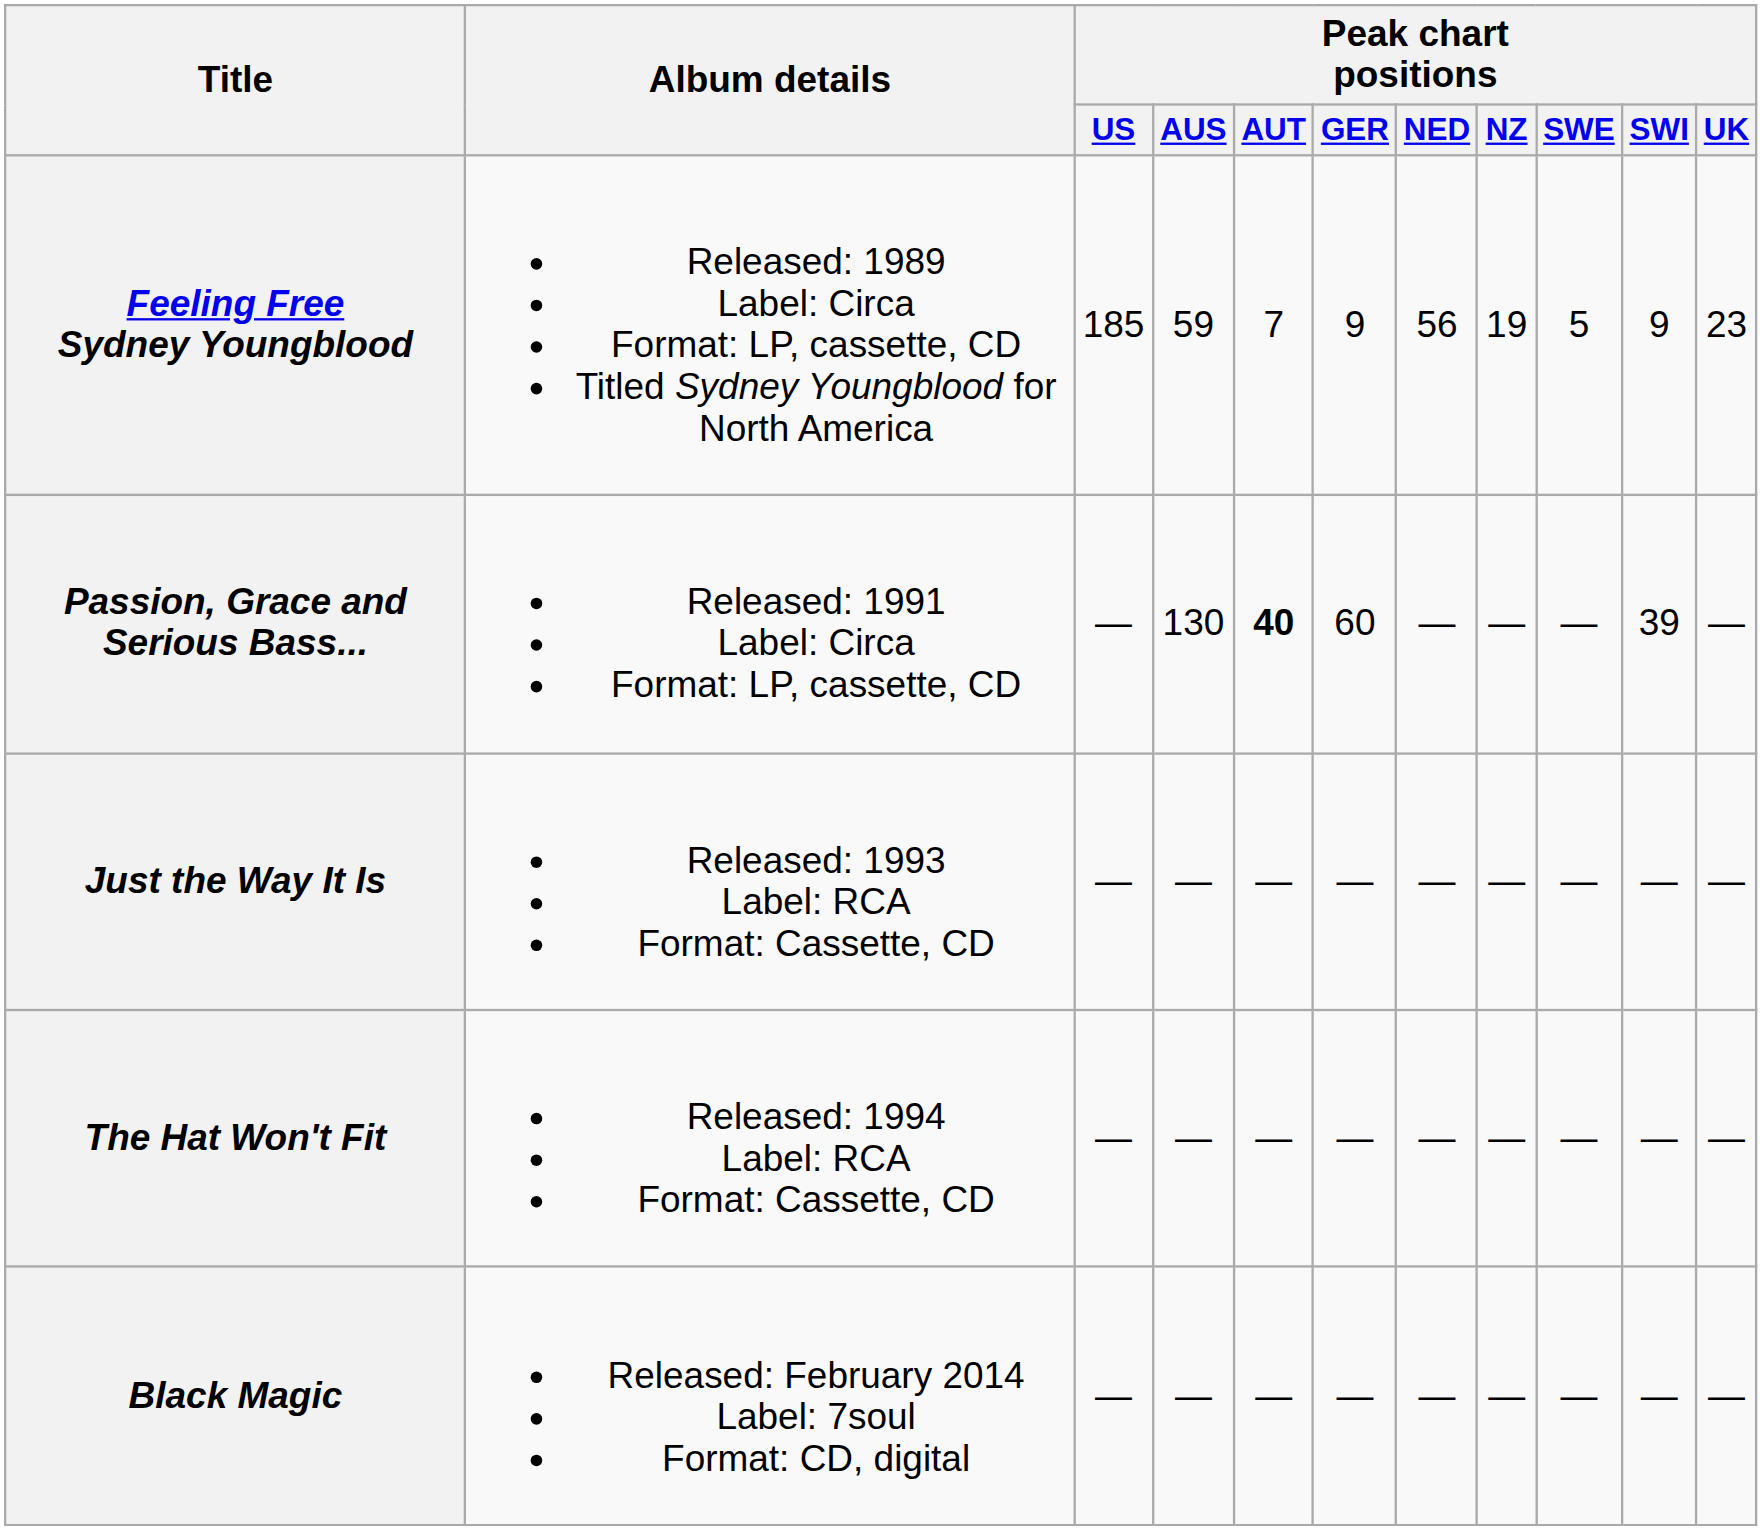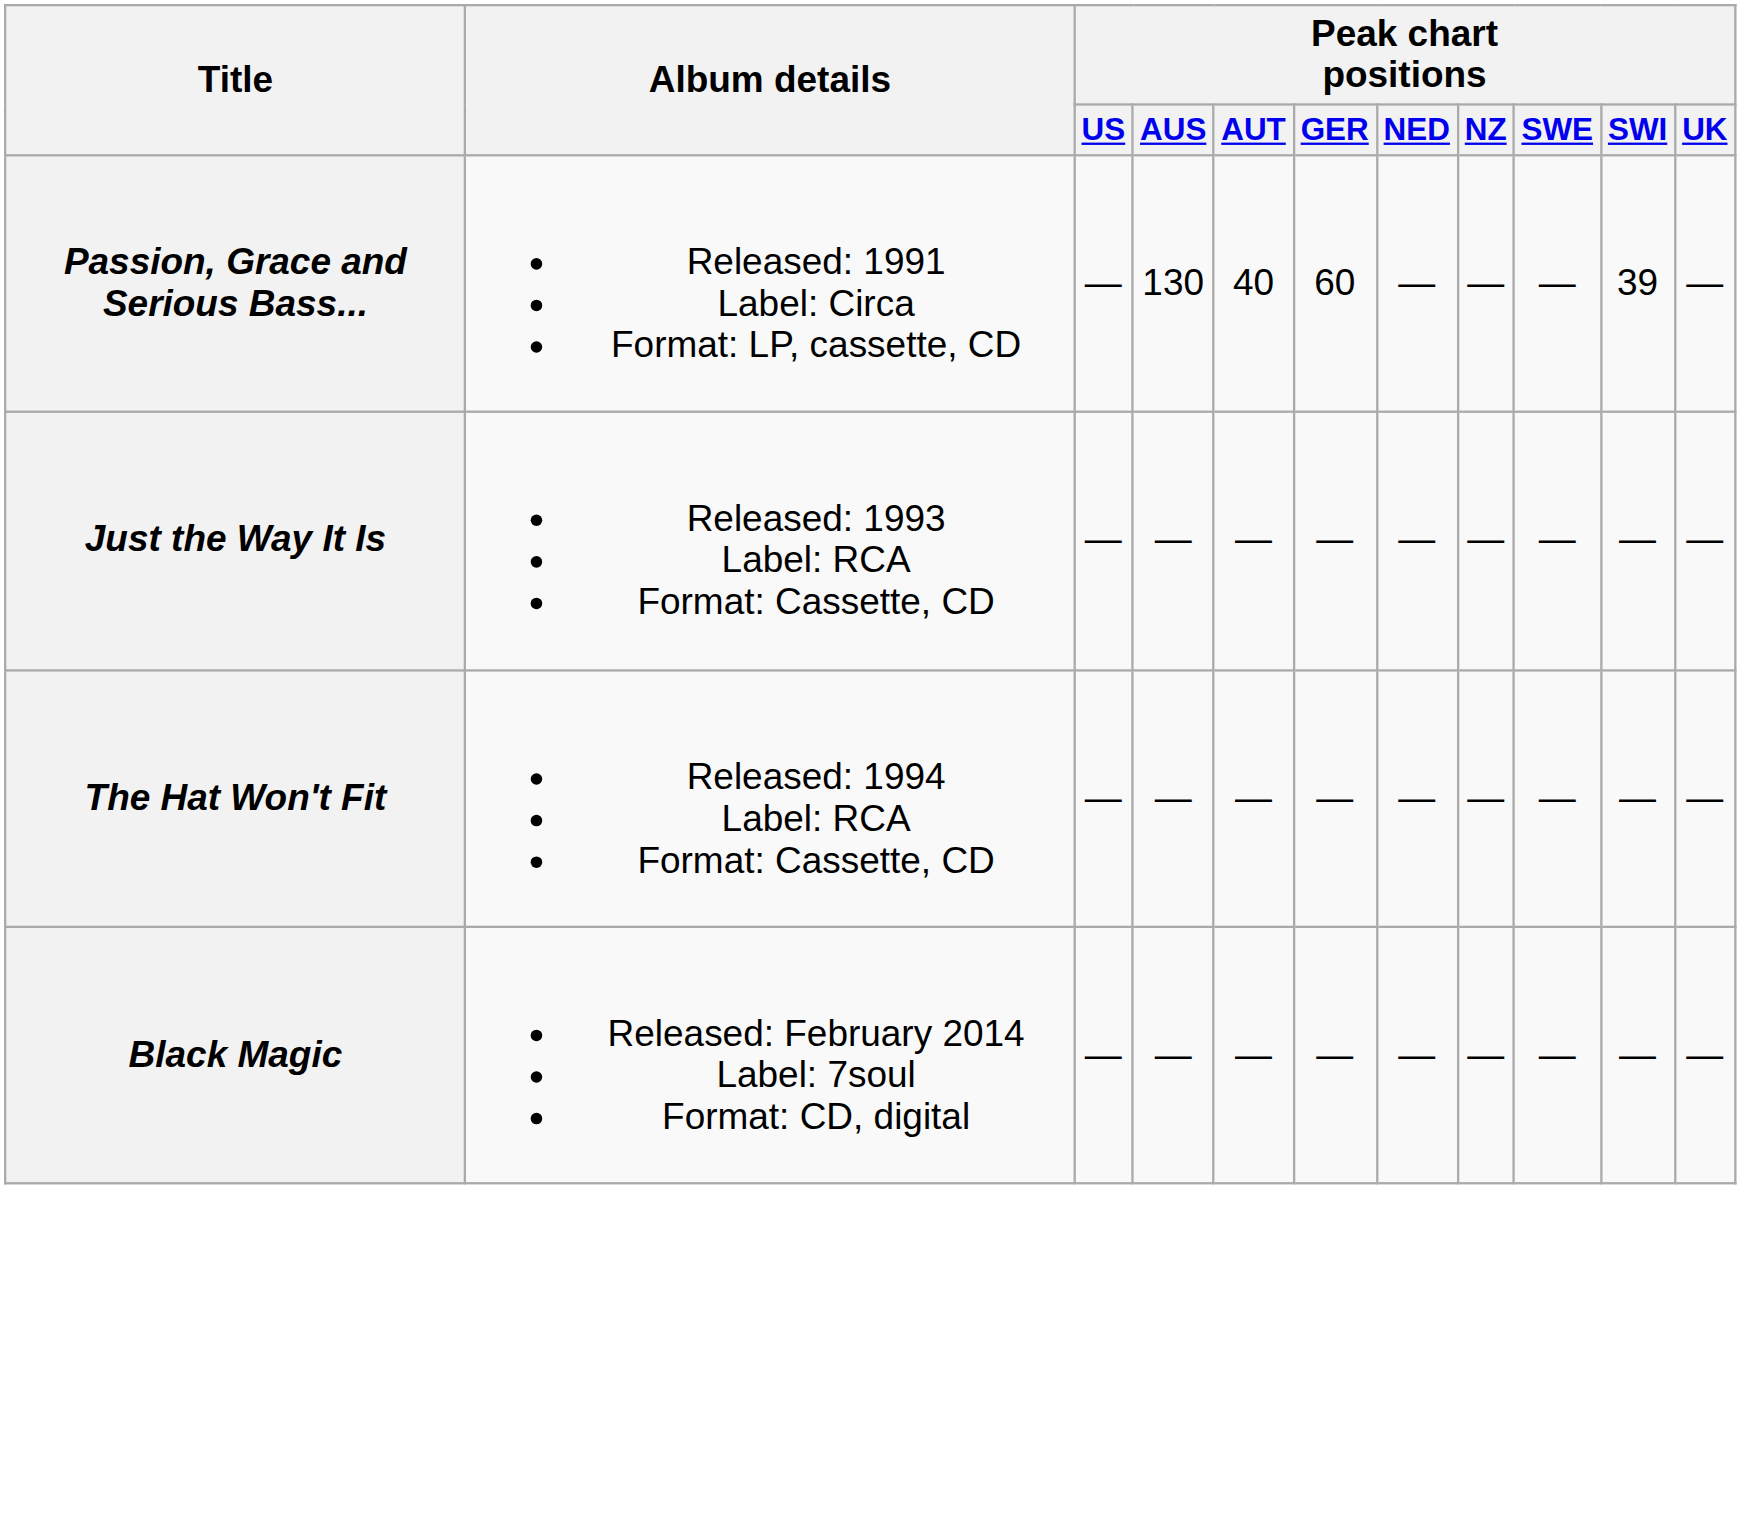- row: (235, 324)
(1274, 623) bold -> (1254, 282) normal
